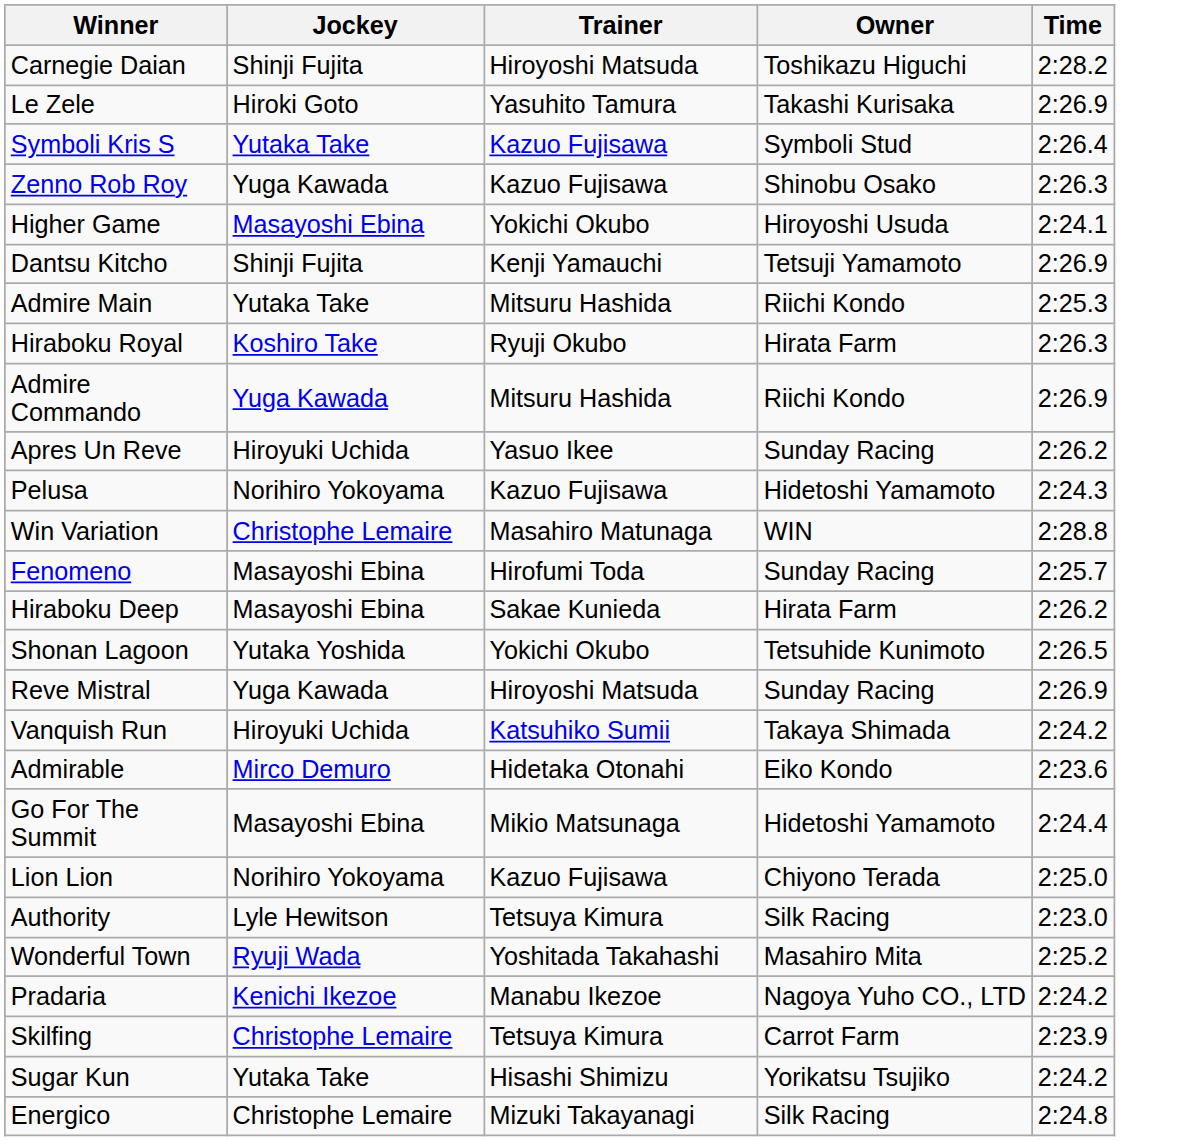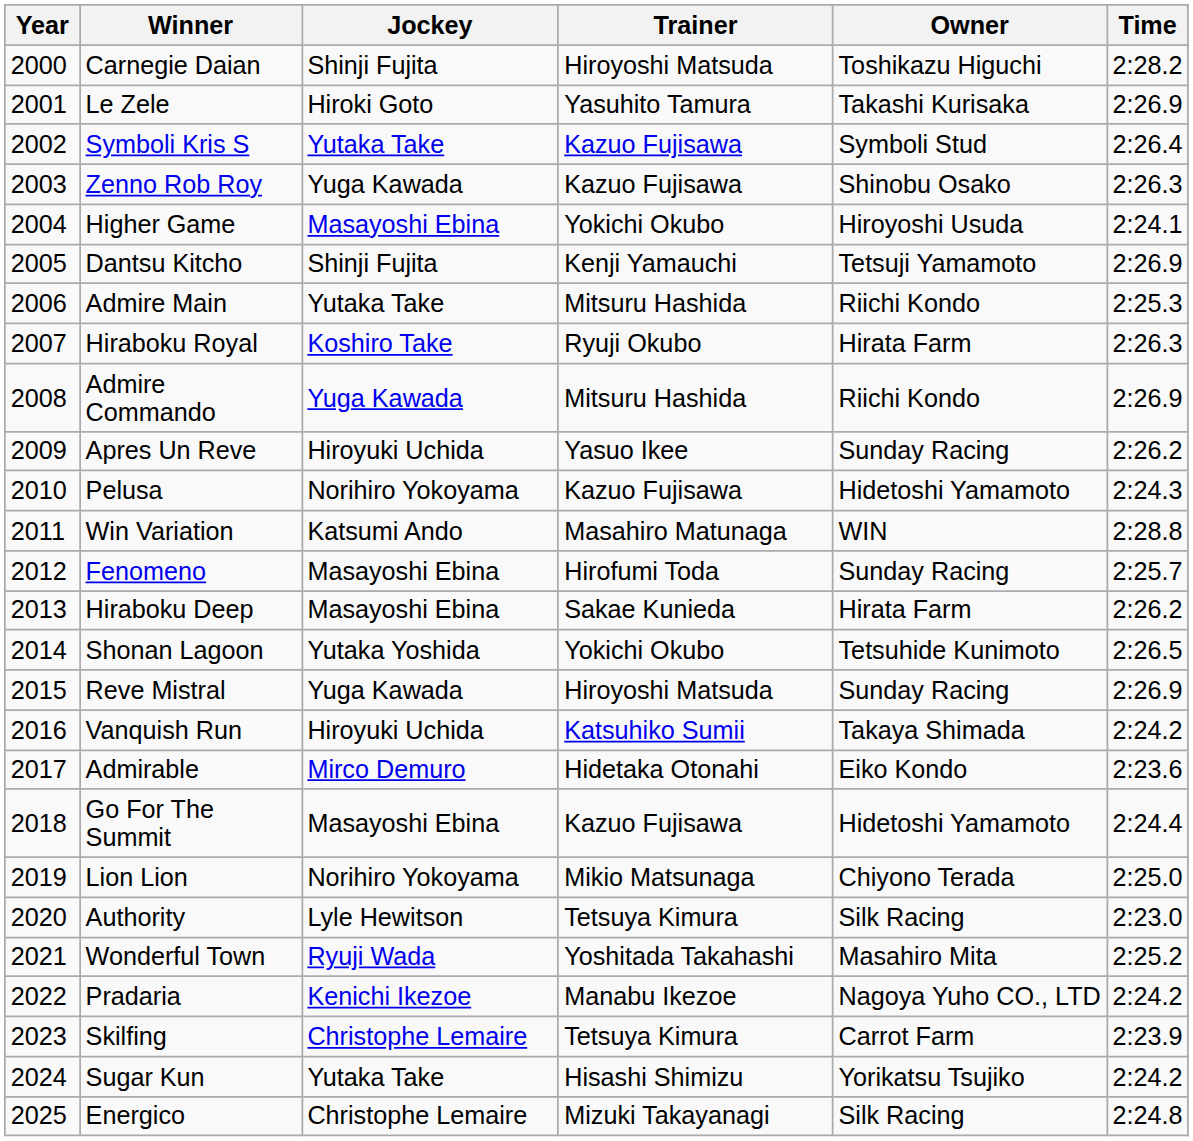+ column: (42, 25)
(342, 531) Christophe Lemaire -> (385, 531) Katsumi Ando
(585, 824) Mikio Matsunaga -> (653, 824) Kazuo Fujisawa
(578, 877) Kazuo Fujisawa -> (659, 877) Mikio Matsunaga
